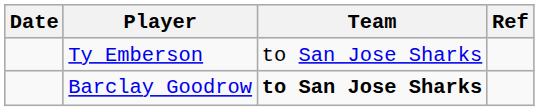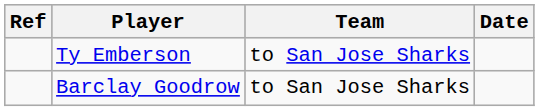columns swapped: (34, 21) <-> (510, 21)
(372, 88) bold -> (360, 88) normal
